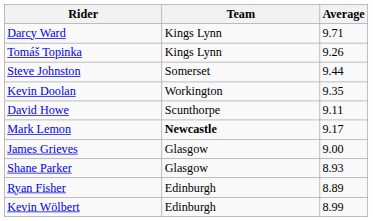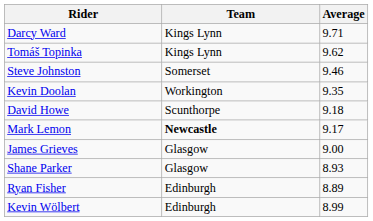(333, 52) 9.26 -> (333, 52) 9.62
(333, 71) 9.44 -> (333, 71) 9.46
(333, 110) 9.11 -> (333, 110) 9.18
